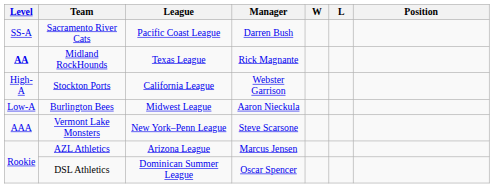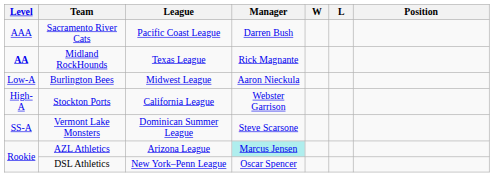(21, 33) SS-A -> (21, 33) AAA
rows swapped: (82, 86) <-> (82, 107)
(21, 128) AAA -> (21, 128) SS-A
(179, 128) New York–Penn League -> (179, 128) Dominican Summer League
(268, 149) no background -> (268, 149) paleturquoise background
(179, 170) Dominican Summer League -> (179, 164) New York–Penn League
